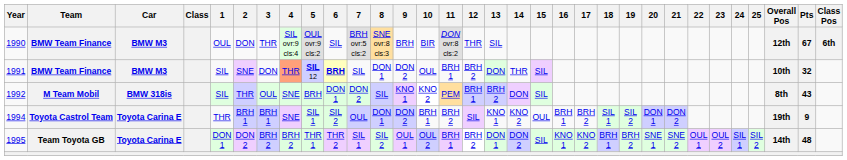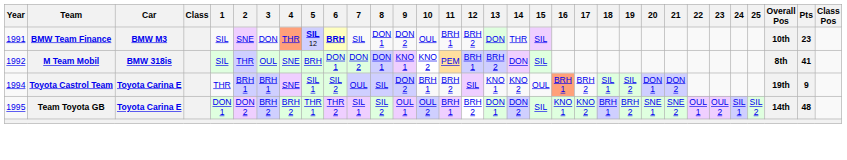- row: (16, 43)
(807, 71) 32 -> (806, 38) 23
(382, 94) SIL -> (382, 61) DON 1
(807, 94) 43 -> (806, 61) 41
(382, 117) DON 1 -> (382, 84) SIL
(563, 117) no background -> (563, 84) lightsalmon background
